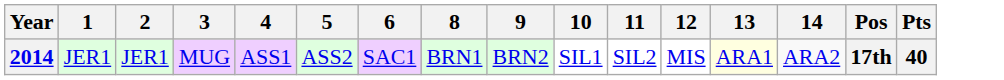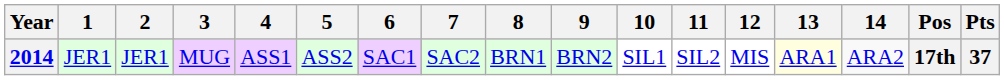+ column: (453, 21)
(917, 56) 40 -> (980, 56) 37
